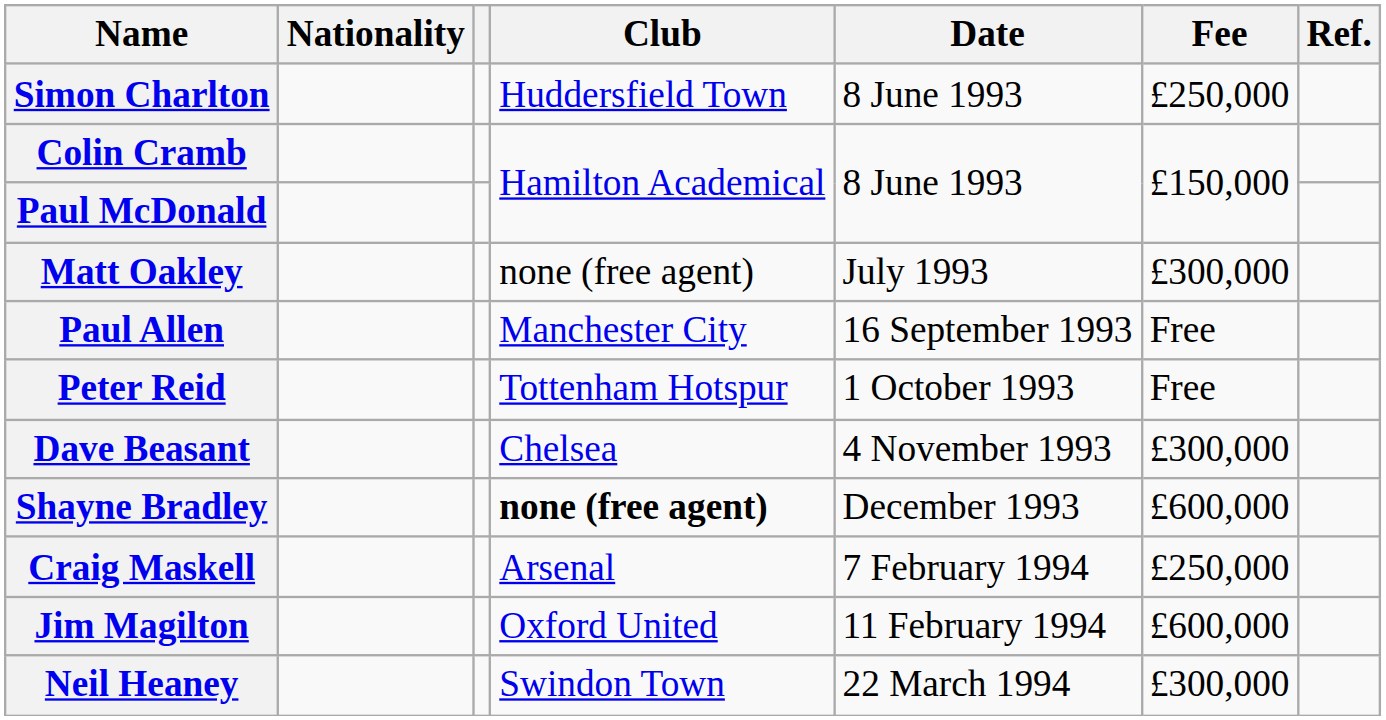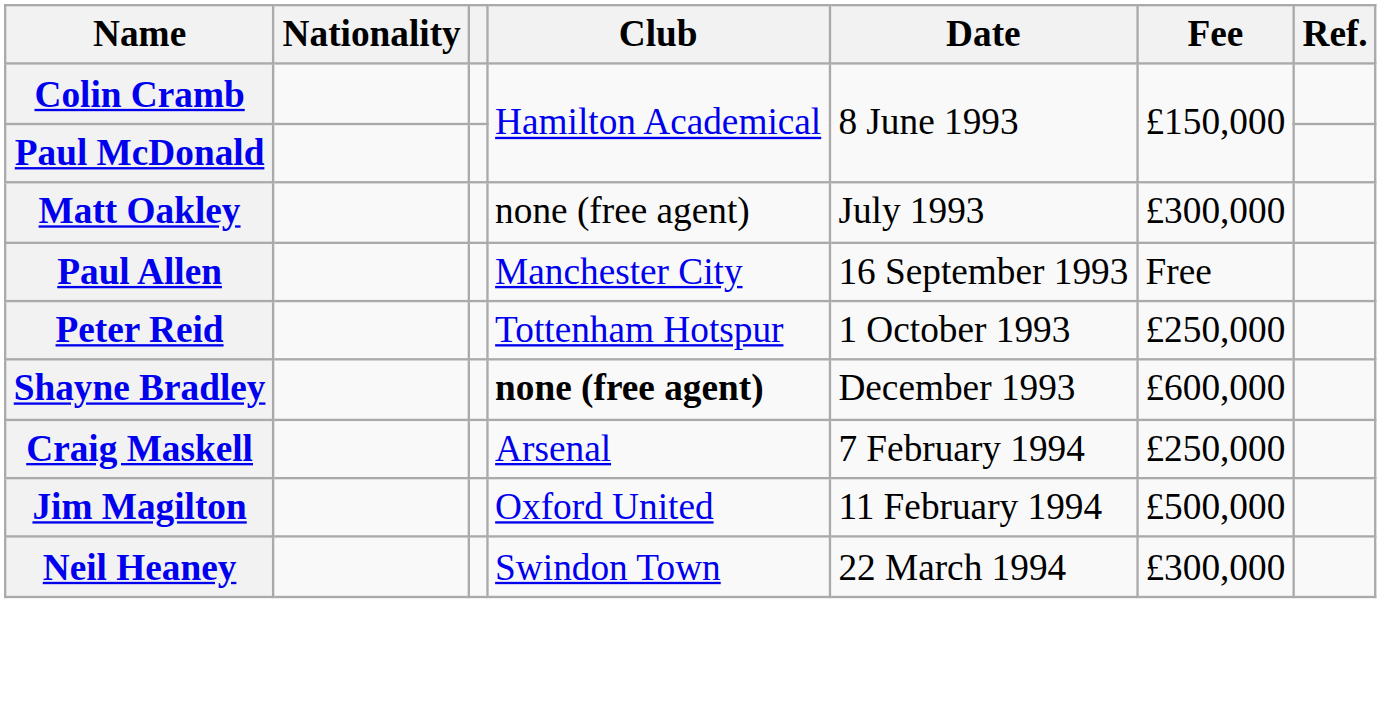- row: (142, 93)
(1183, 388) Free -> (1215, 329) £250,000
- row: (142, 447)
(1220, 625) £600,000 -> (1215, 507) £500,000
